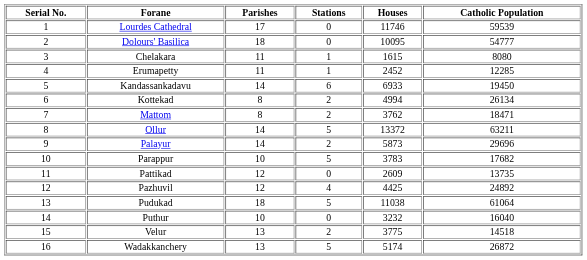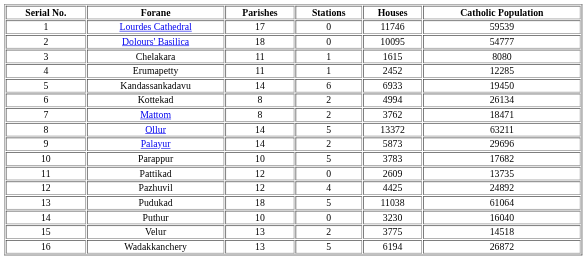(393, 217) 3232 -> (393, 217) 3230
(393, 246) 5174 -> (393, 246) 6194
